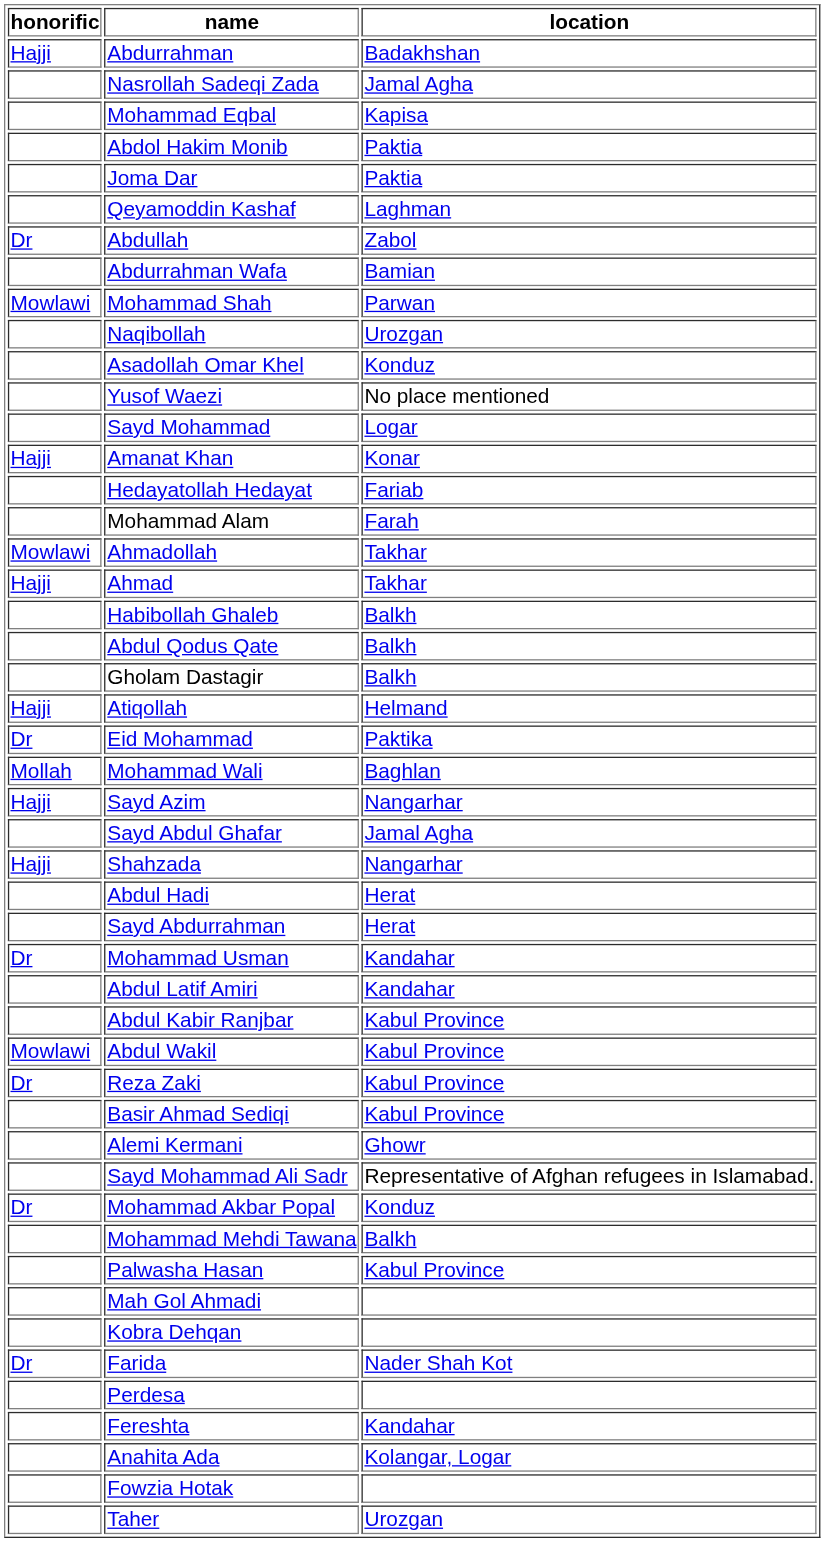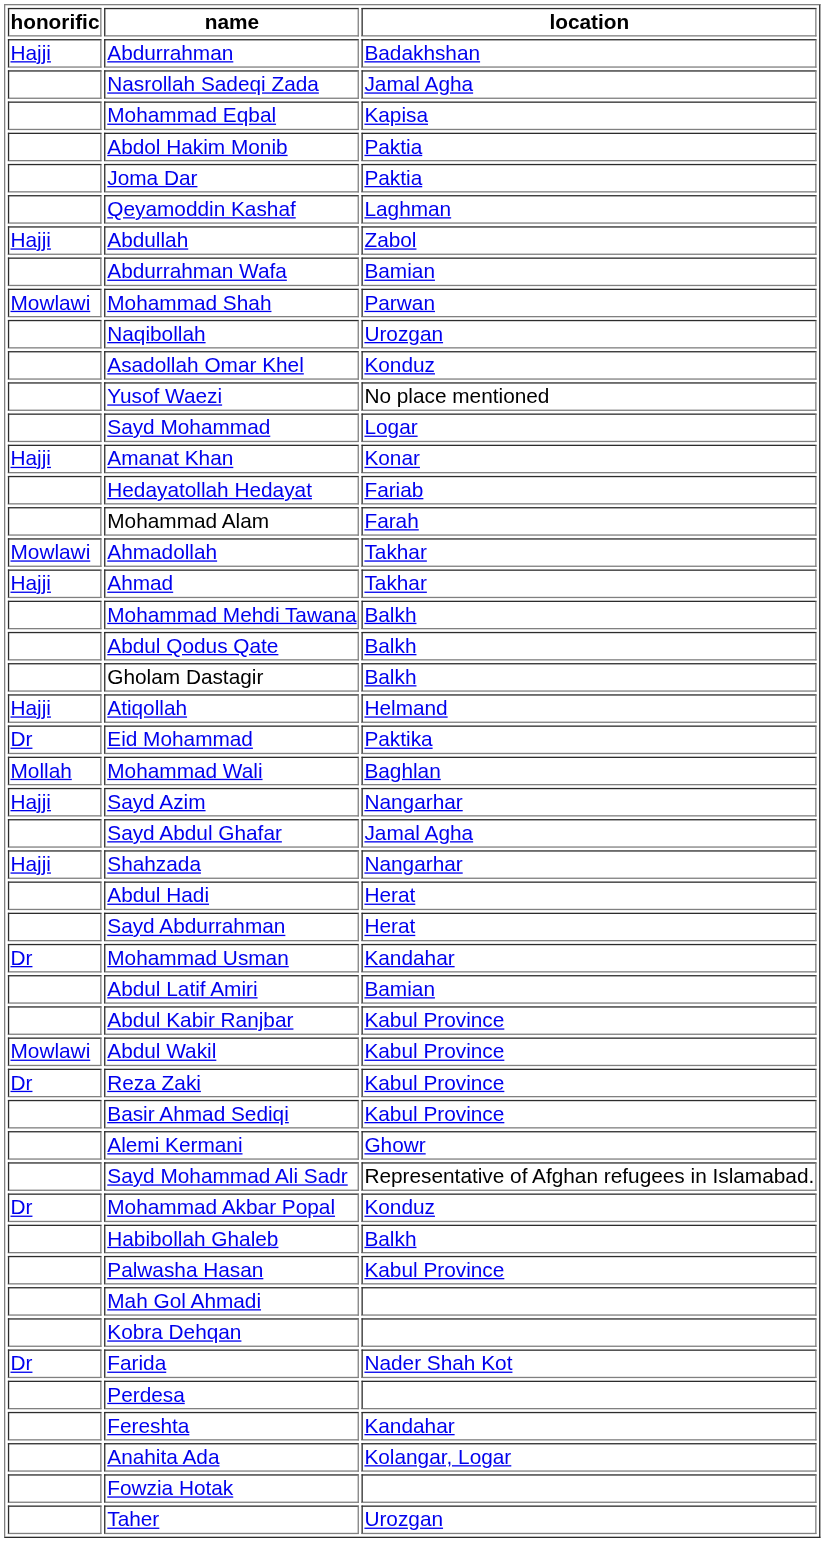(21, 240) Dr -> (31, 240) Hajji
rows swapped: (232, 1238) <-> (193, 614)
(410, 989) Kandahar -> (400, 989) Bamian
